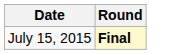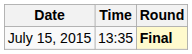+ column: (116, 15)
